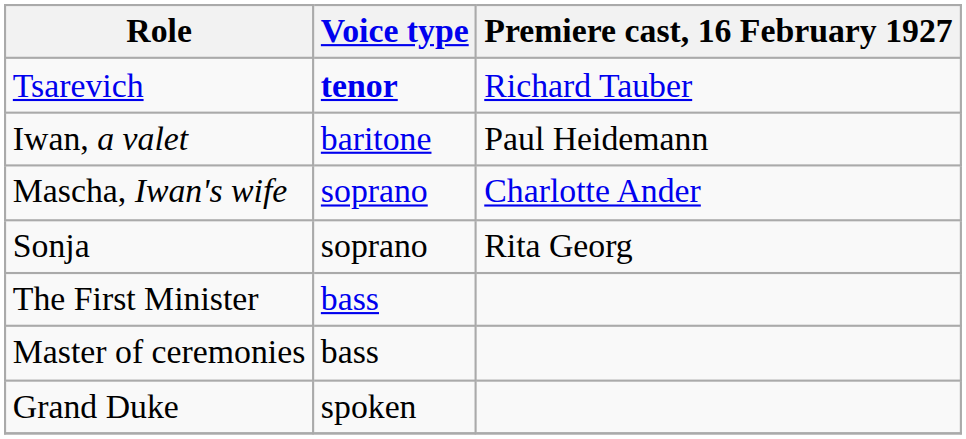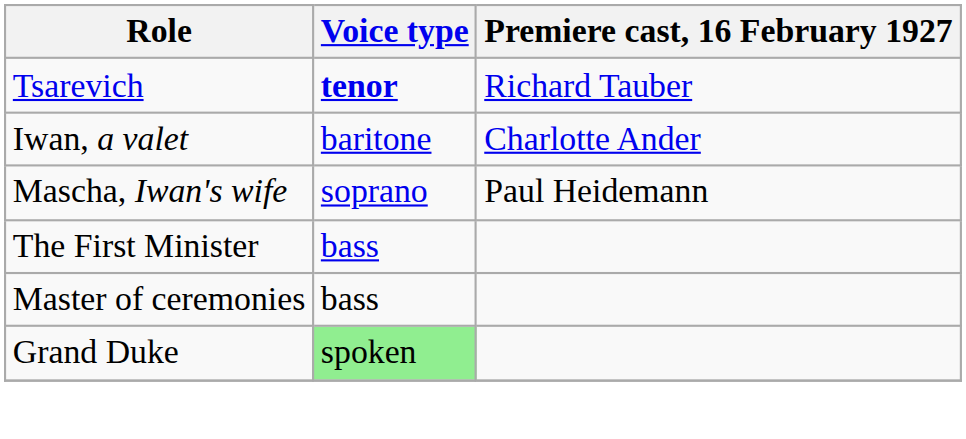(596, 138) Paul Heidemann -> (593, 138) Charlotte Ander
(593, 191) Charlotte Ander -> (596, 191) Paul Heidemann
- row: (51, 245)
(369, 406) no background -> (369, 352) lightgreen background
